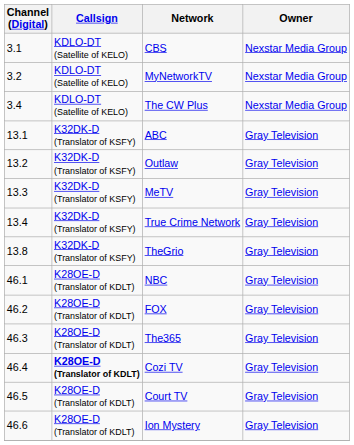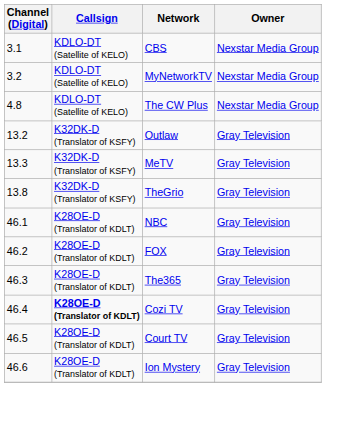(14, 106) 3.4 -> (14, 106) 4.8
- row: (156, 135)
- row: (192, 222)
